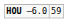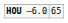(56, 11) 59 -> (56, 11) 65
